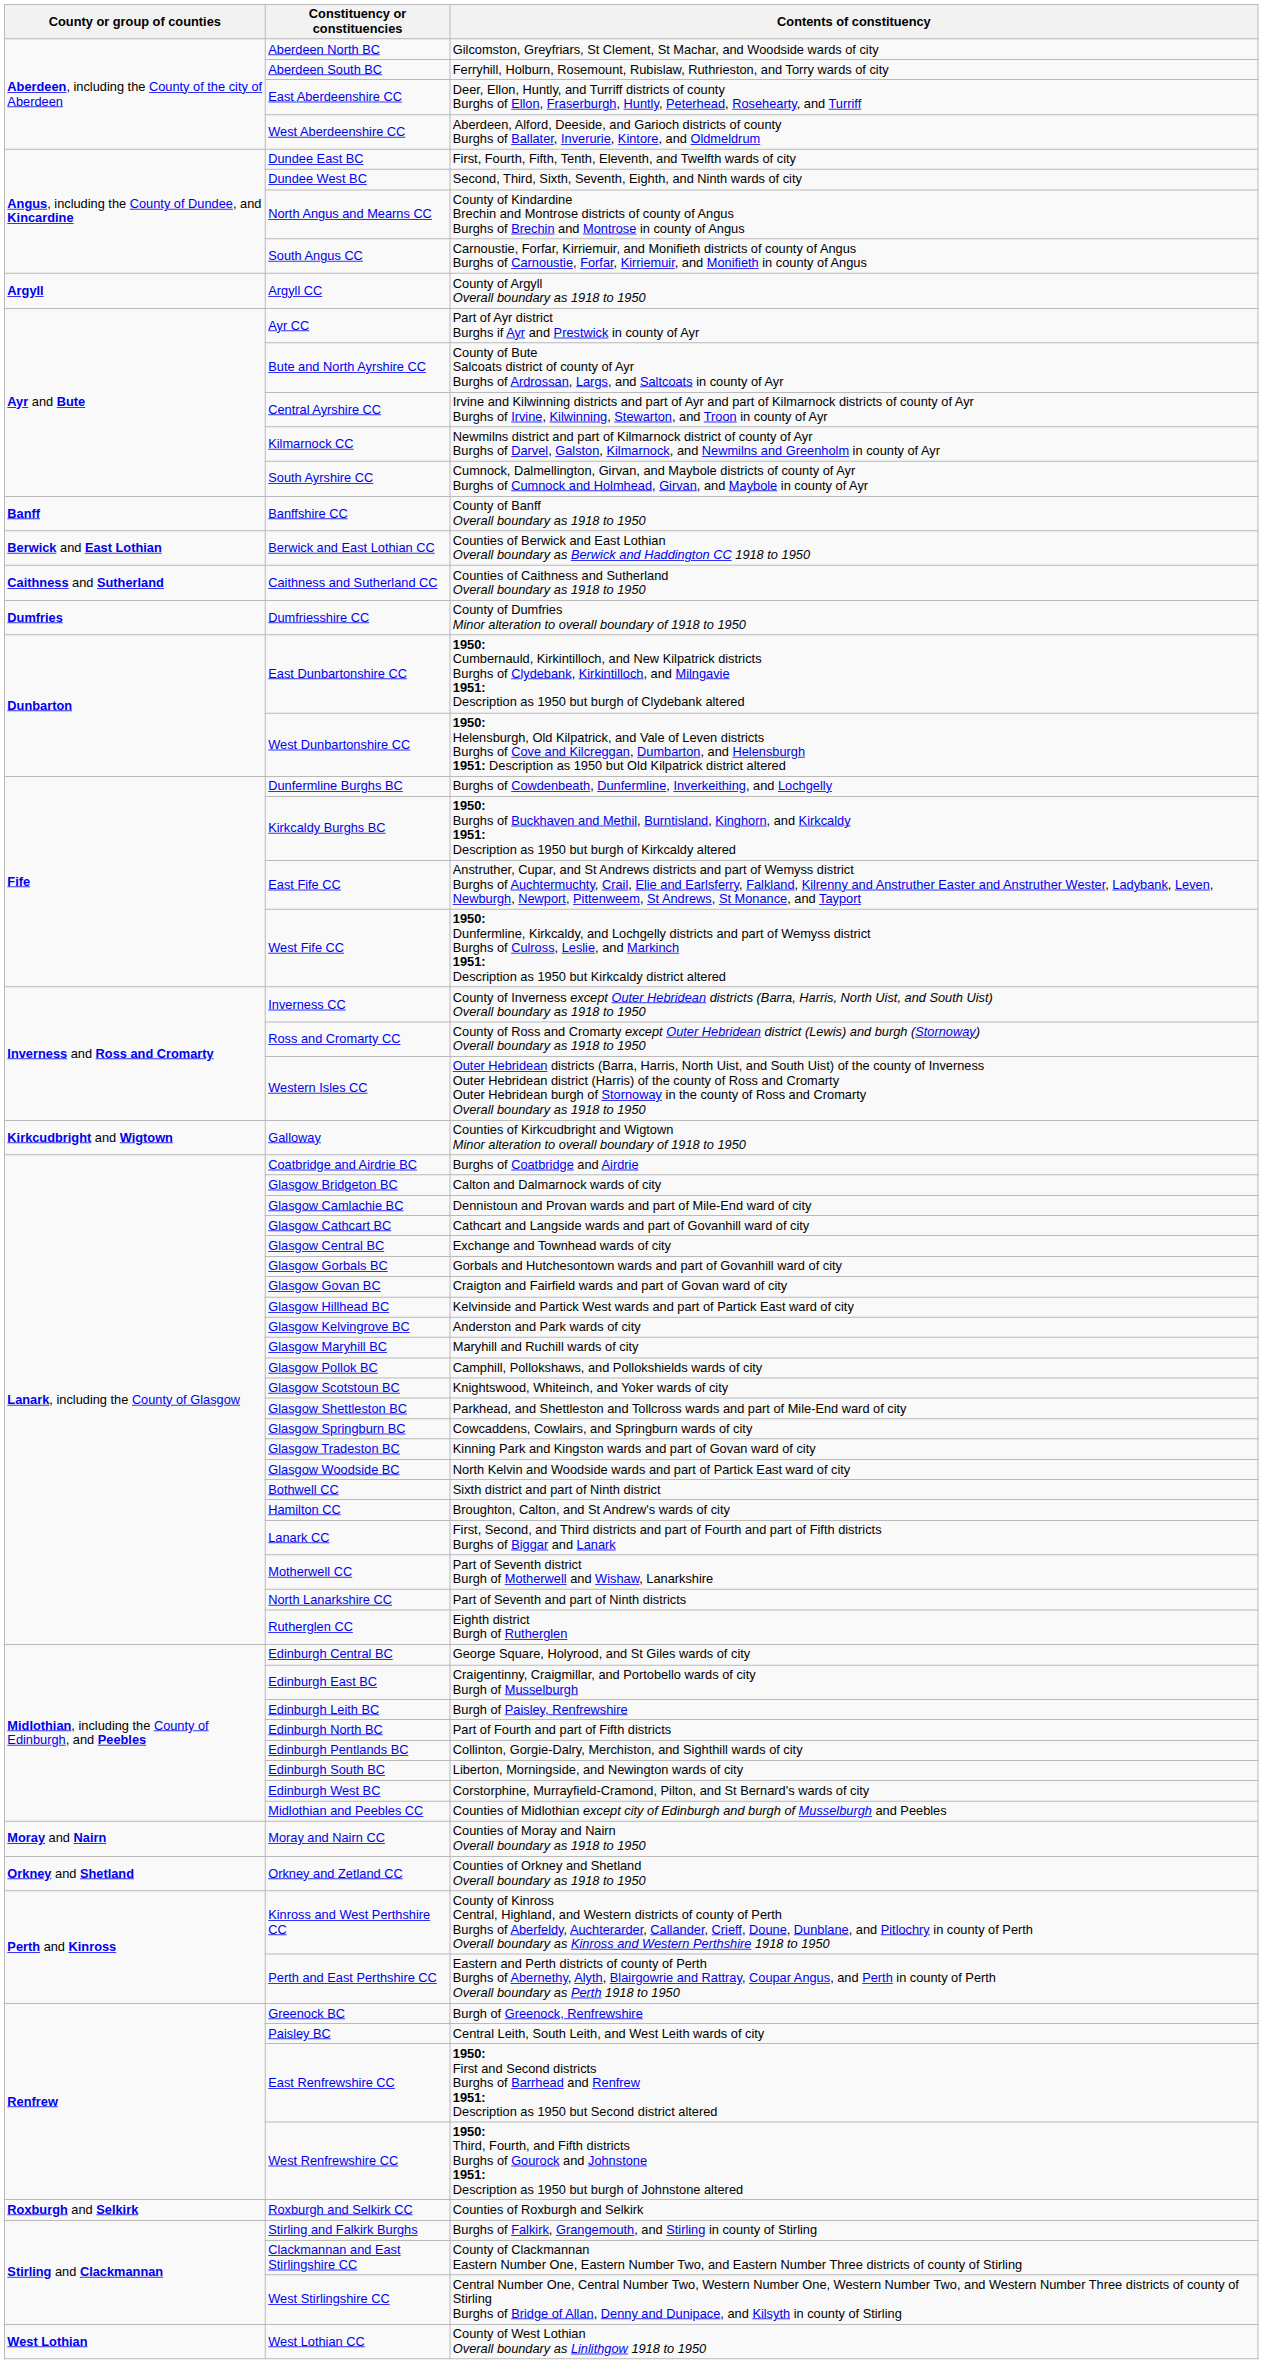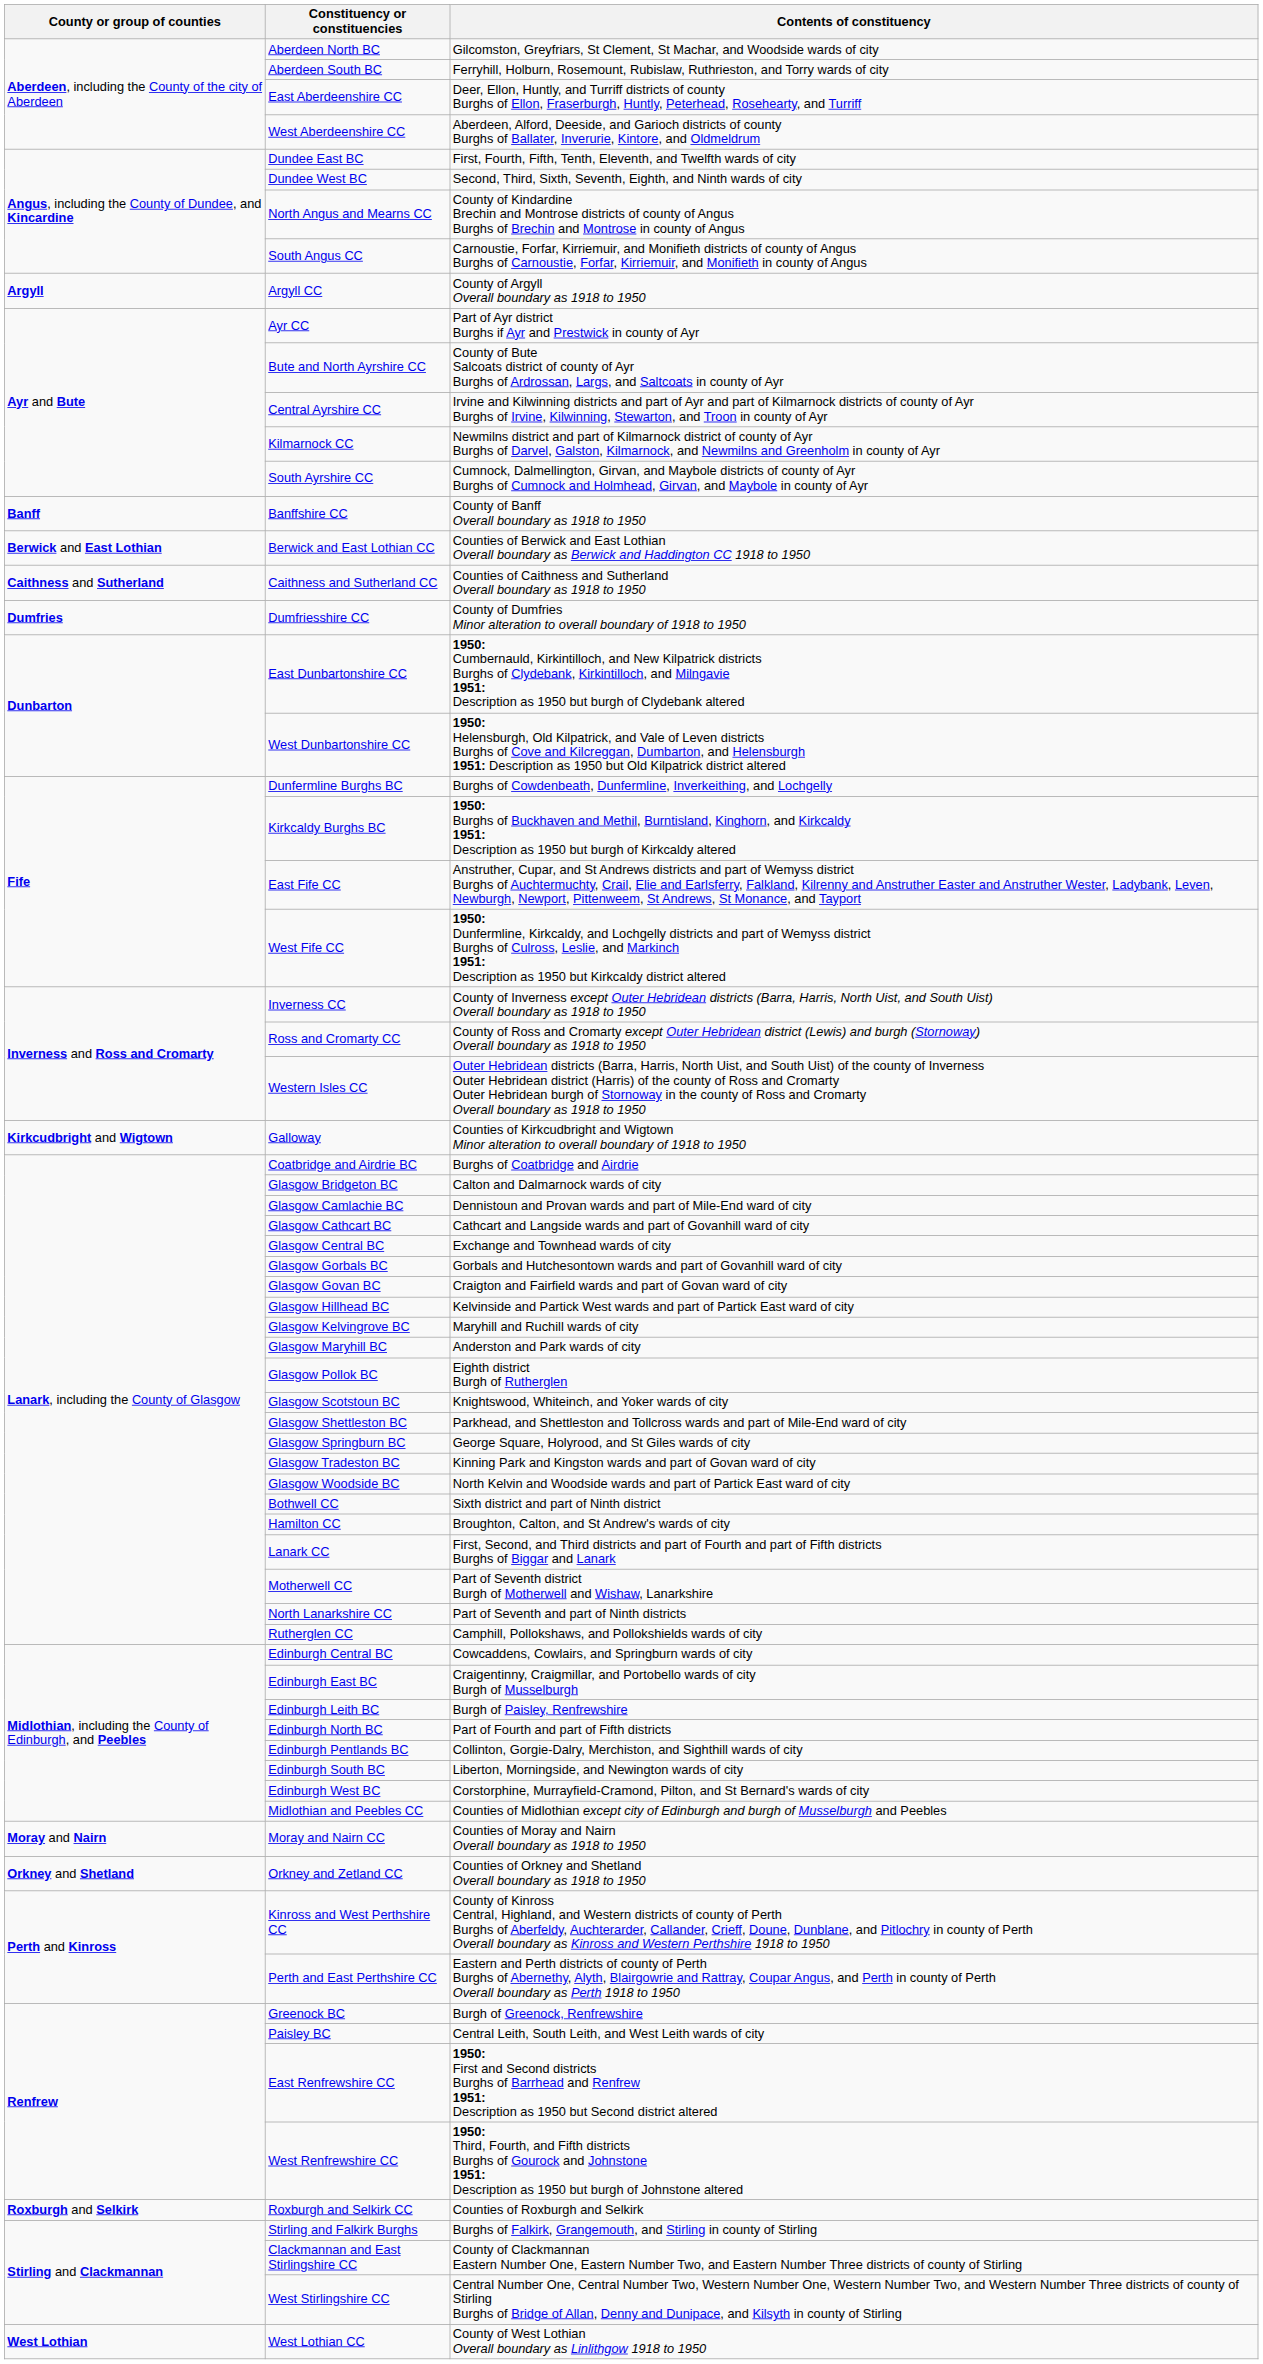(547, 1327) Anderston and Park wards of city -> (546, 1327) Maryhill and Ruchill wards of city
(546, 1347) Maryhill and Ruchill wards of city -> (547, 1347) Anderston and Park wards of city
(608, 1367) Camphill, Pollokshaws, and Pollokshields wards of city -> (510, 1375) Eighth district Burgh of Rutherglen
(603, 1428) Cowcaddens, Cowlairs, and Springburn wards of city -> (601, 1443) George Square, Holyrood, and St Giles wards of city
(510, 1627) Eighth district Burgh of Rutherglen -> (608, 1634) Camphill, Pollokshaws, and Pollokshields wards of city
(601, 1654) George Square, Holyrood, and St Giles wards of city -> (603, 1654) Cowcaddens, Cowlairs, and Springburn wards of city
